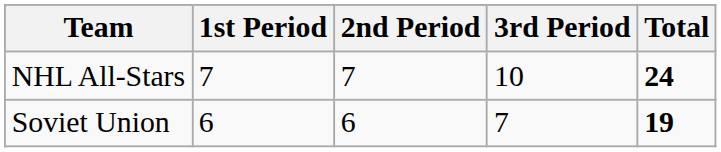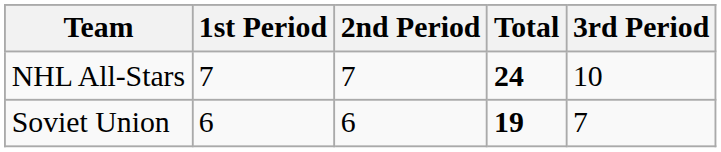columns swapped: (562, 28) <-> (677, 28)
